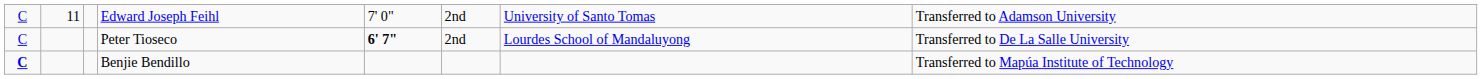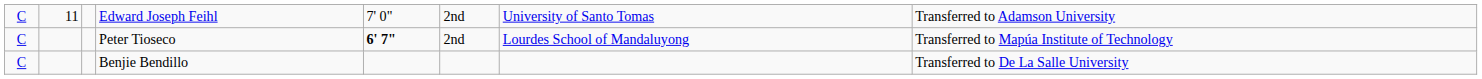(1022, 39) Transferred to De La Salle University -> (1044, 39) Transferred to Mapúa Institute of Technology
(22, 62) bold -> (22, 62) normal
(1045, 62) Transferred to Mapúa Institute of Technology -> (1022, 62) Transferred to De La Salle University
